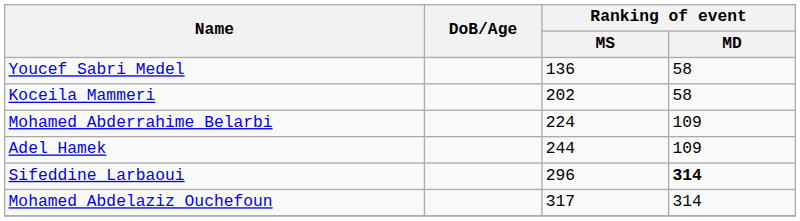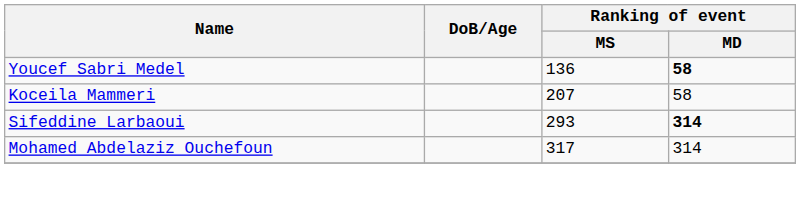(682, 71) normal -> (682, 71) bold
(560, 97) 202 -> (560, 97) 207
- row: (141, 123)
- row: (57, 150)
(560, 176) 296 -> (560, 123) 293
